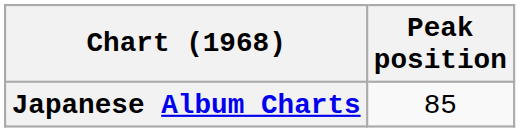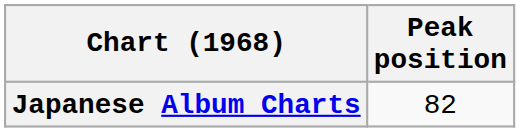(440, 105) 85 -> (440, 105) 82
